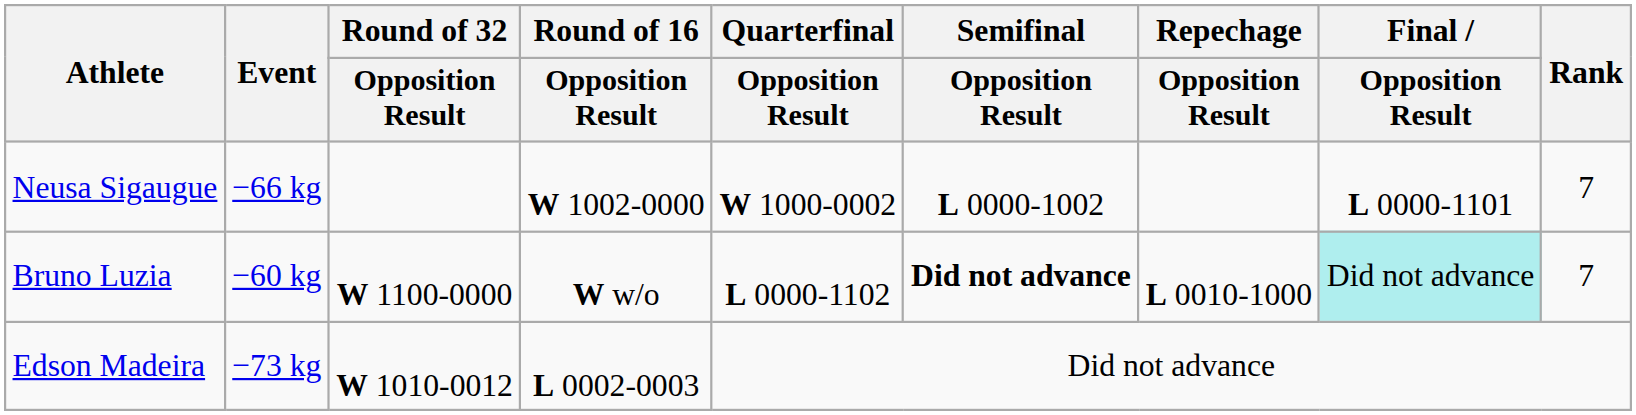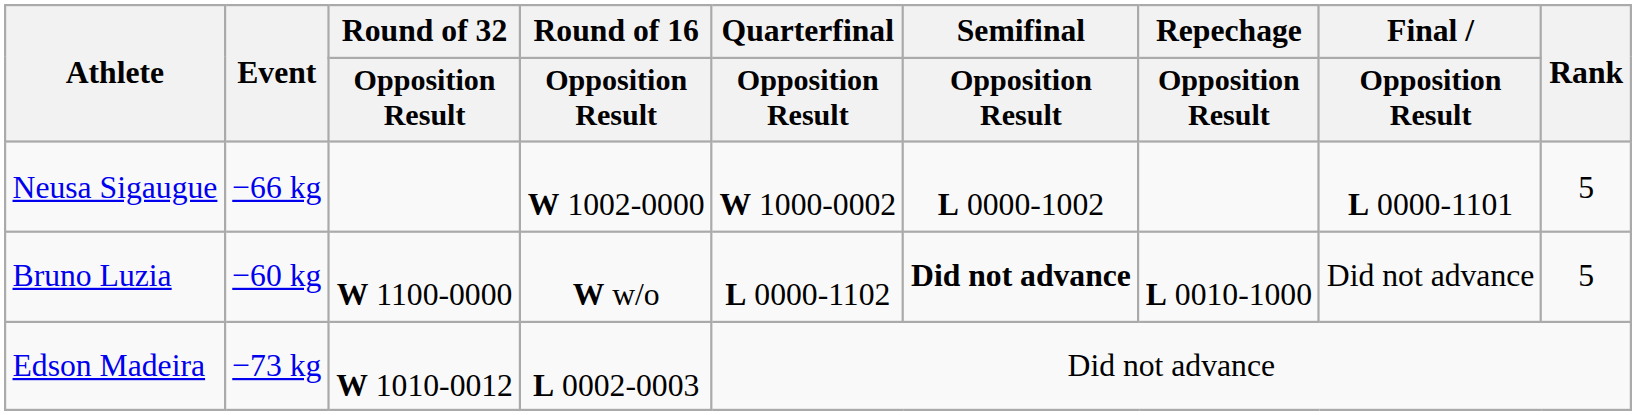(1586, 186) 7 -> (1586, 186) 5
(1431, 276) paleturquoise background -> (1431, 276) no background
(1586, 276) 7 -> (1586, 276) 5
